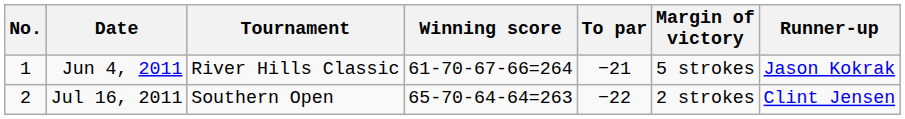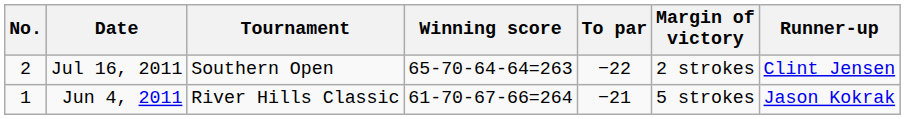rows swapped: (122, 70) <-> (117, 100)
